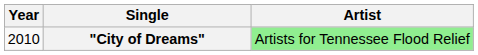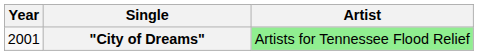(24, 38) 2010 -> (24, 38) 2001
